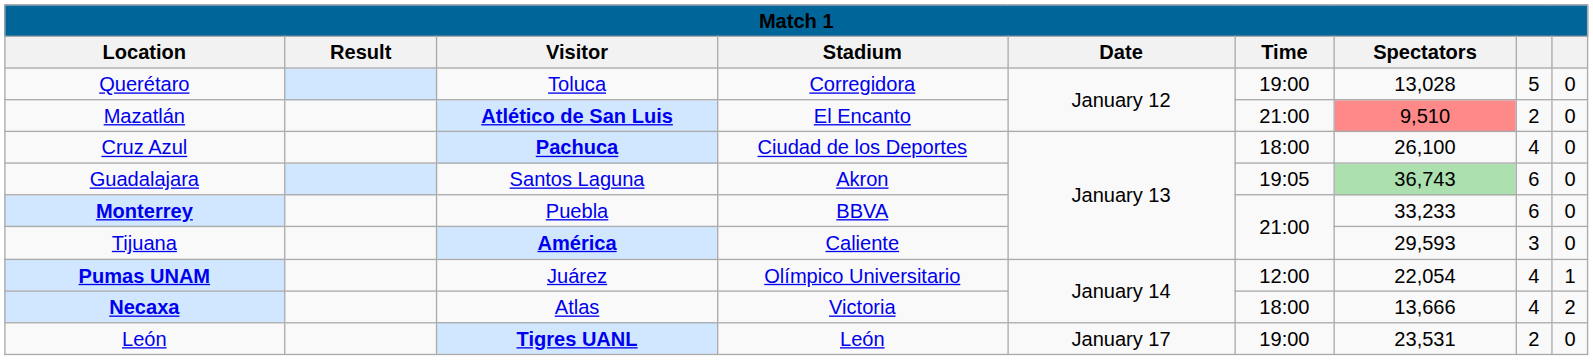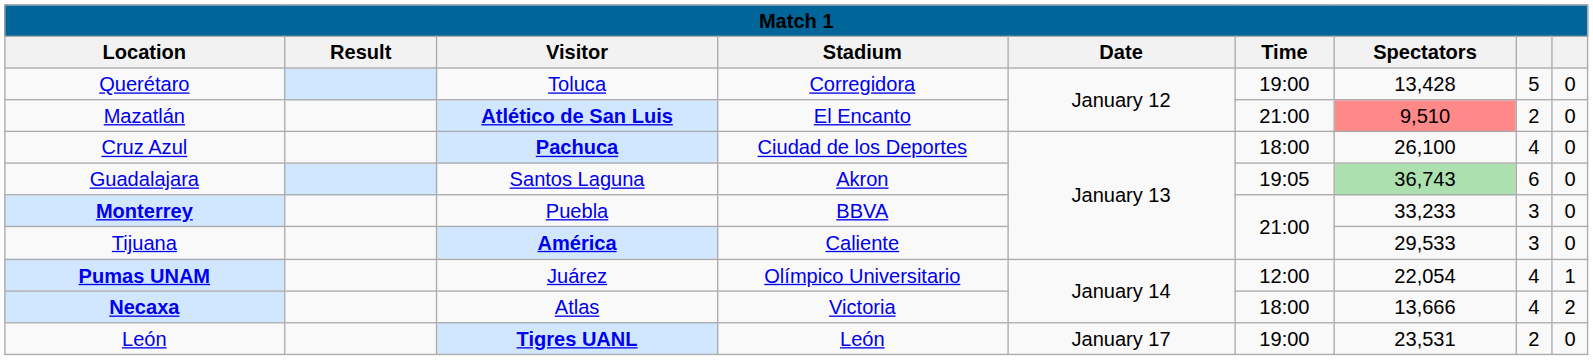(1425, 84) 13,028 -> (1425, 84) 13,428
(1534, 211) 6 -> (1534, 211) 3
(1425, 243) 29,593 -> (1425, 243) 29,533
